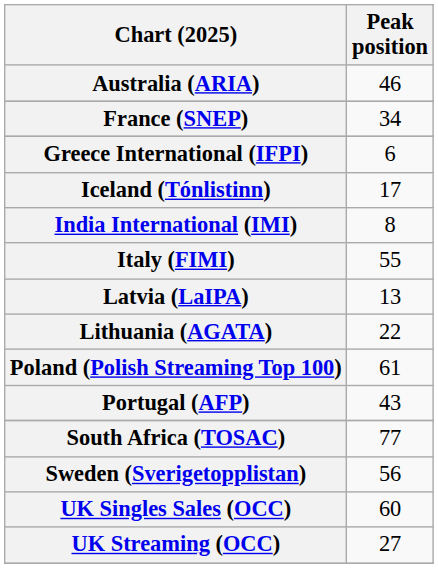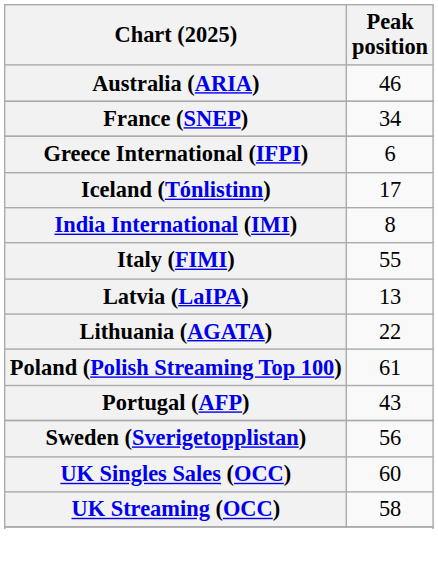- row: (176, 438)
(390, 544) 27 -> (390, 509) 58
